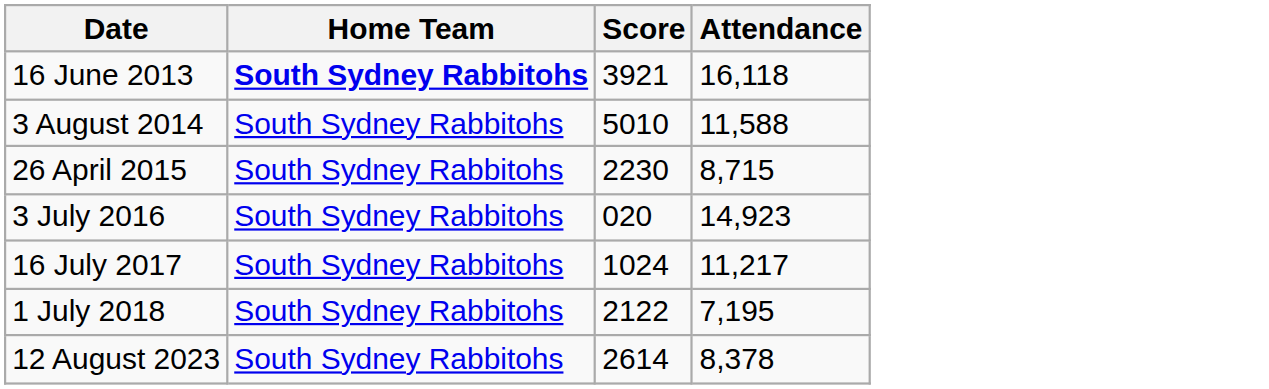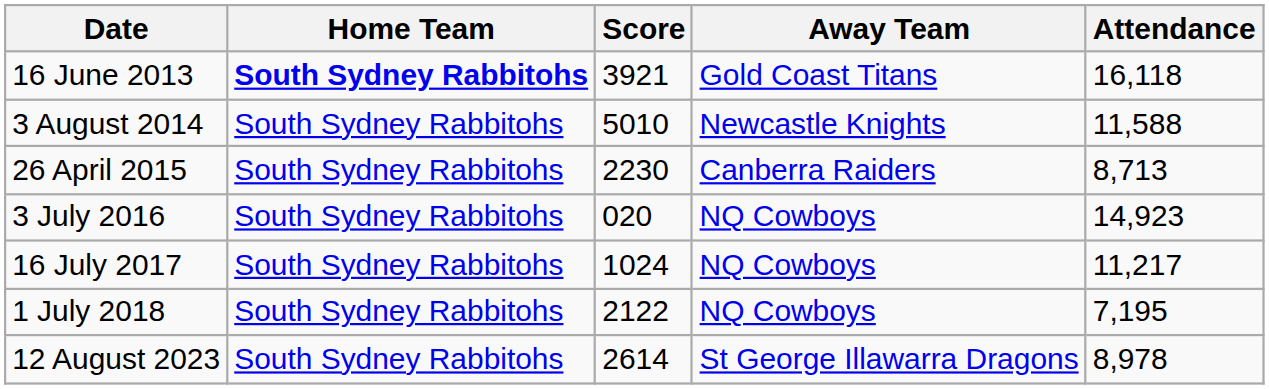+ column: (889, 28)
(737, 170) 8,715 -> (1130, 170) 8,713
(737, 358) 8,378 -> (1130, 358) 8,978
